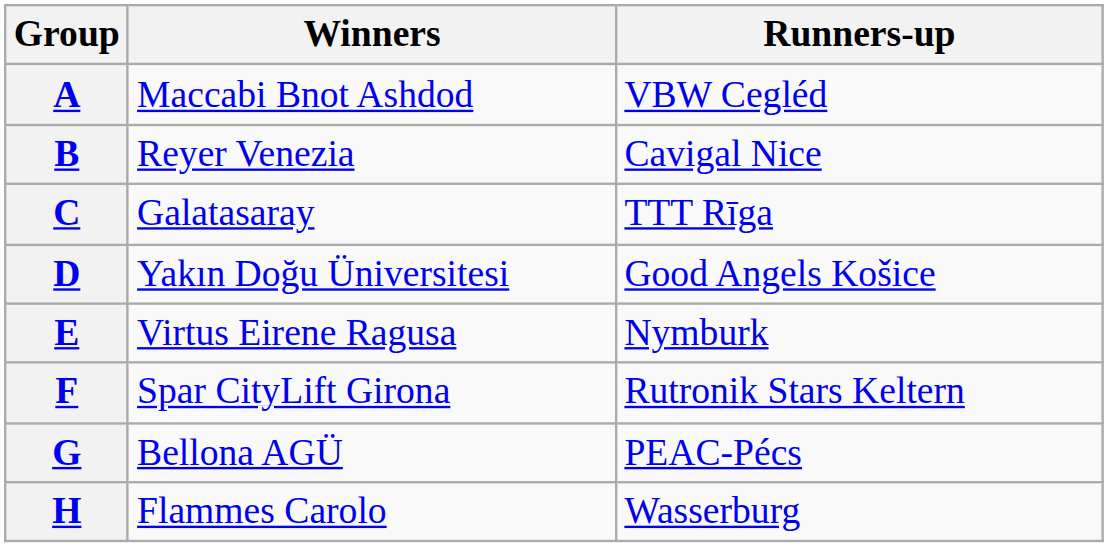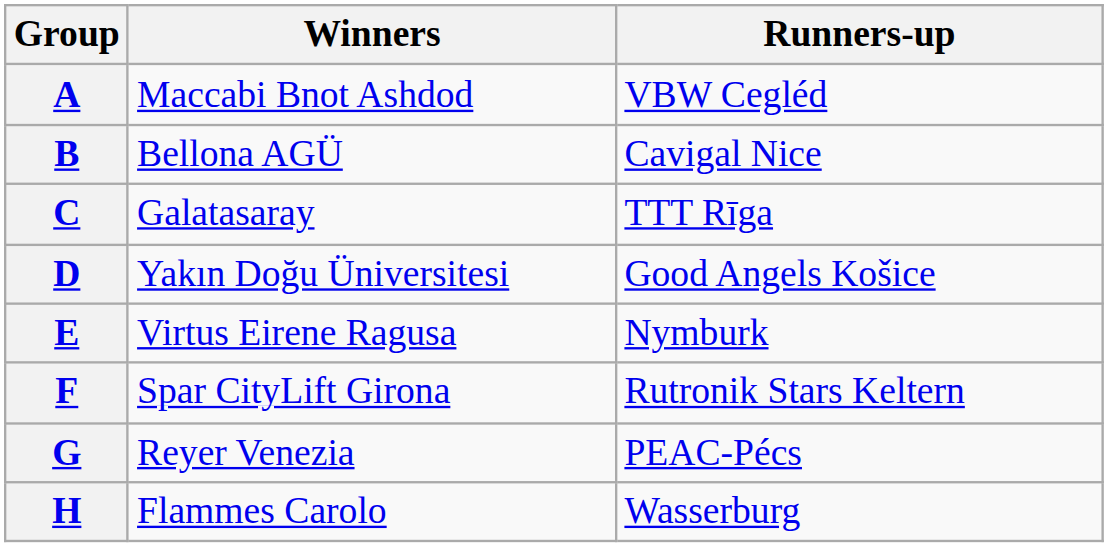(246, 153) Reyer Venezia -> (240, 153) Bellona AGÜ
(240, 451) Bellona AGÜ -> (246, 451) Reyer Venezia
